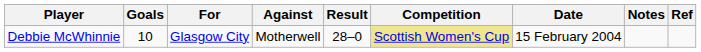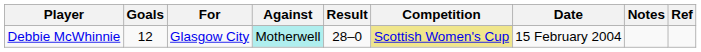(145, 36) 10 -> (145, 36) 12
(288, 36) no background -> (288, 36) paleturquoise background
